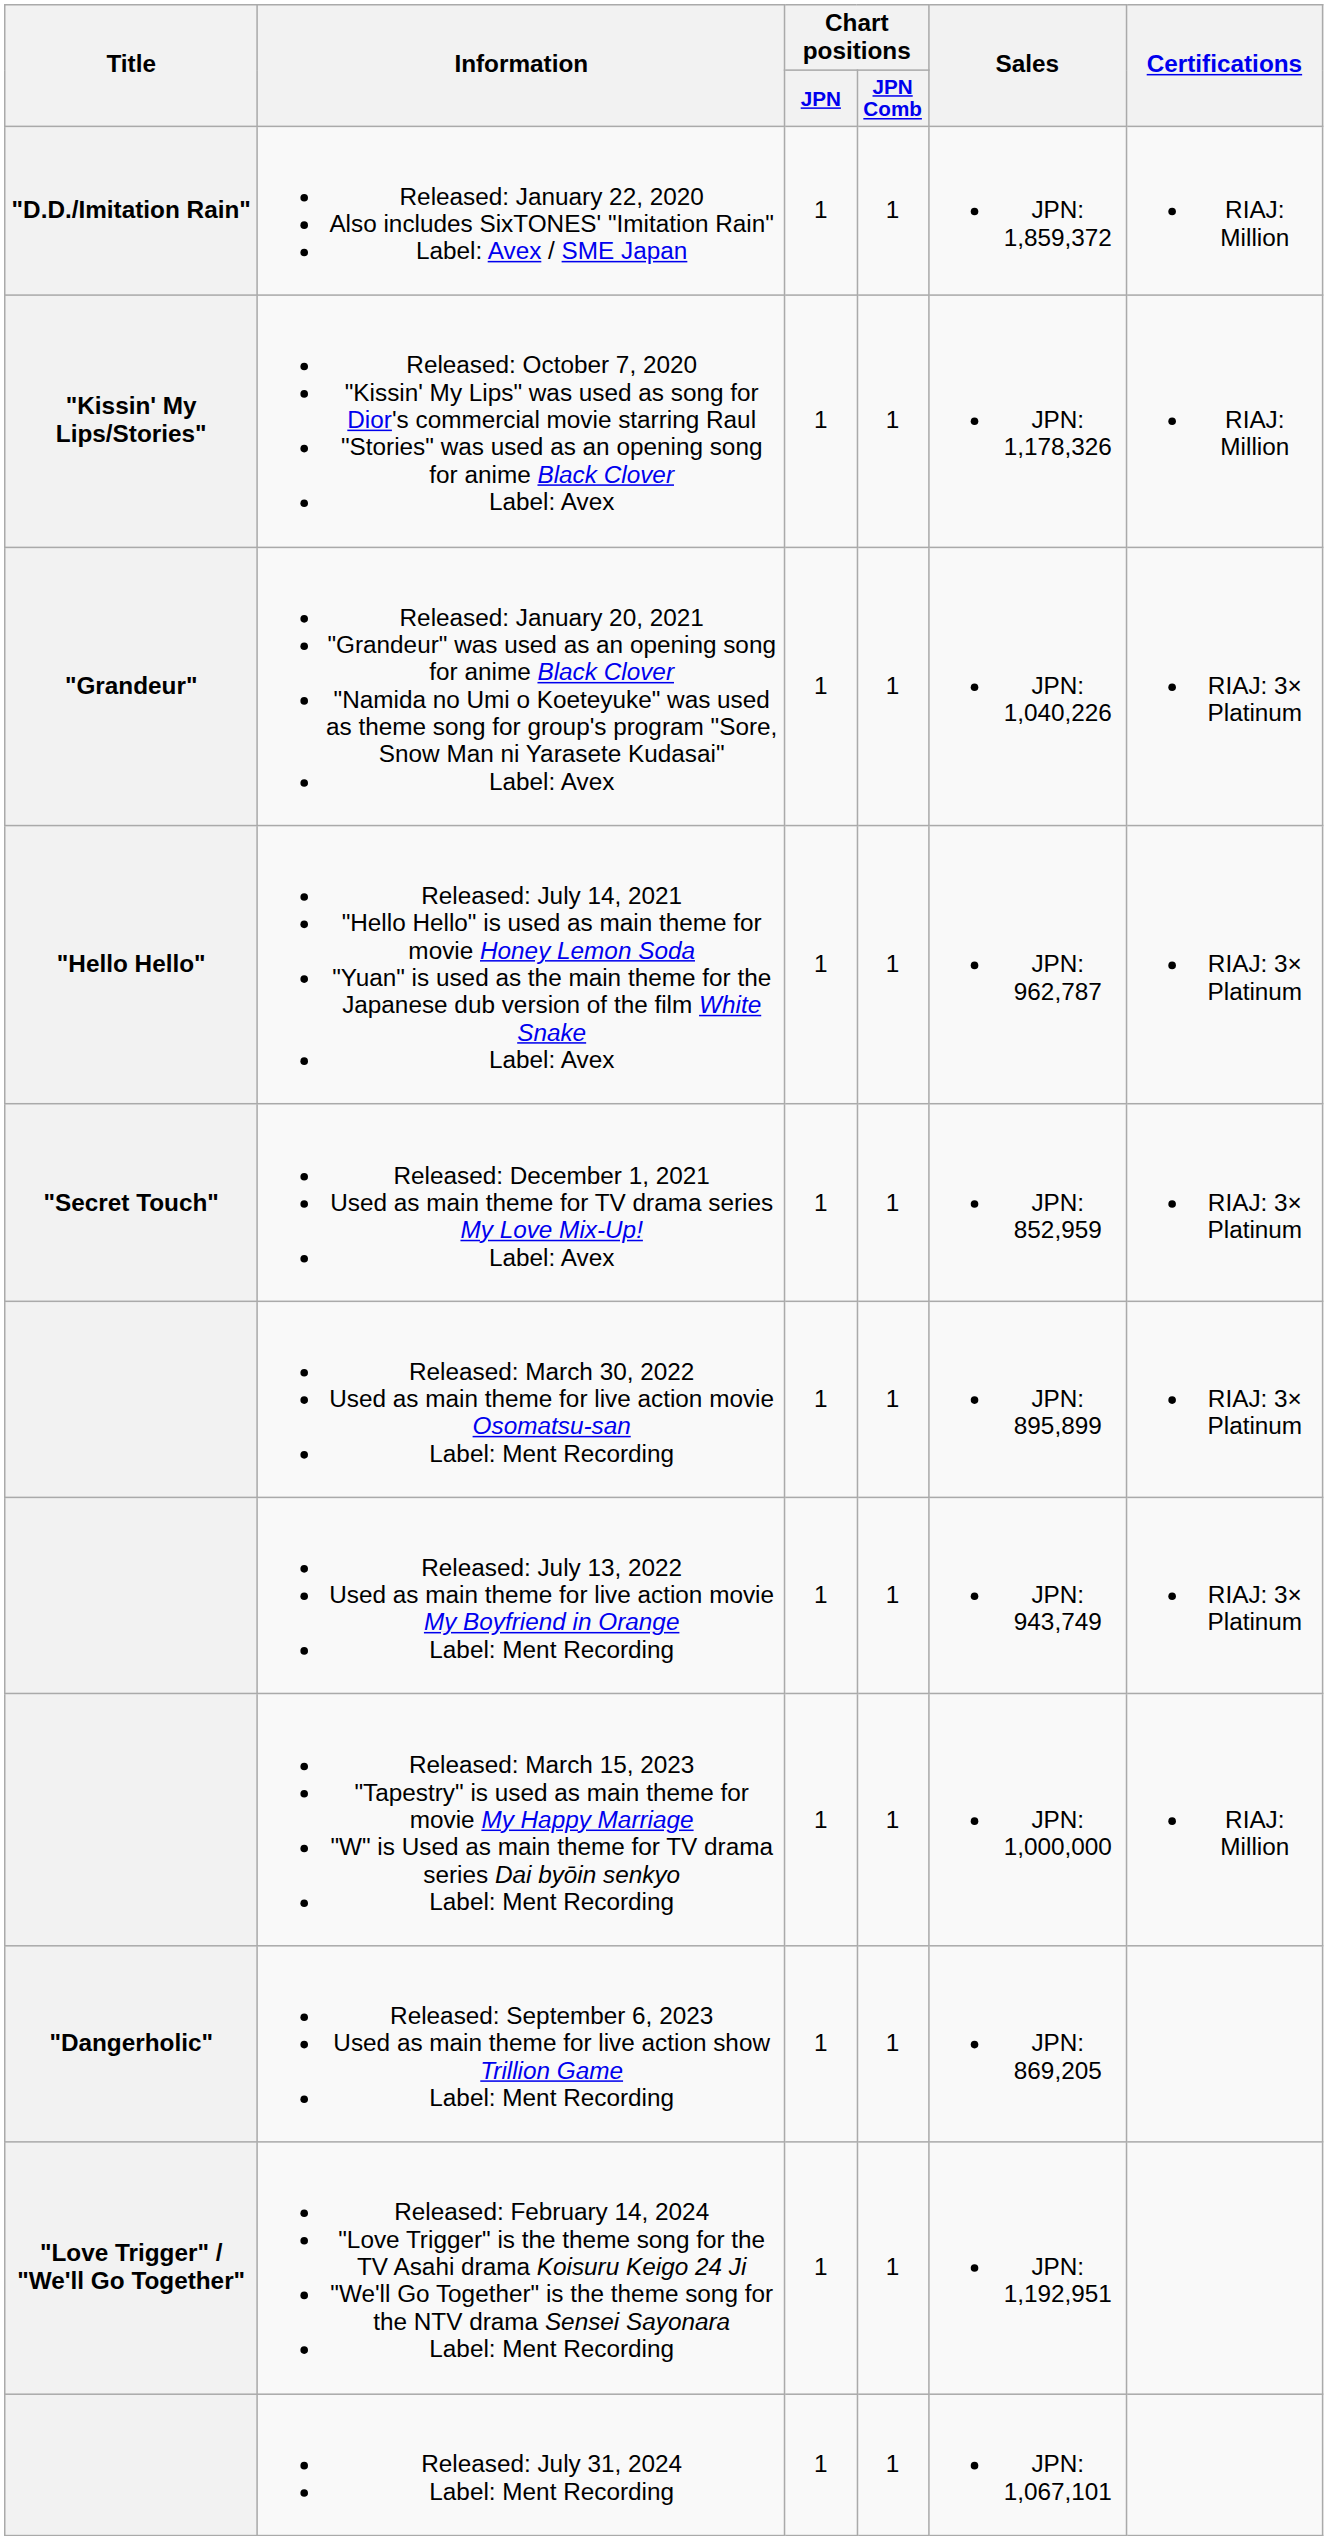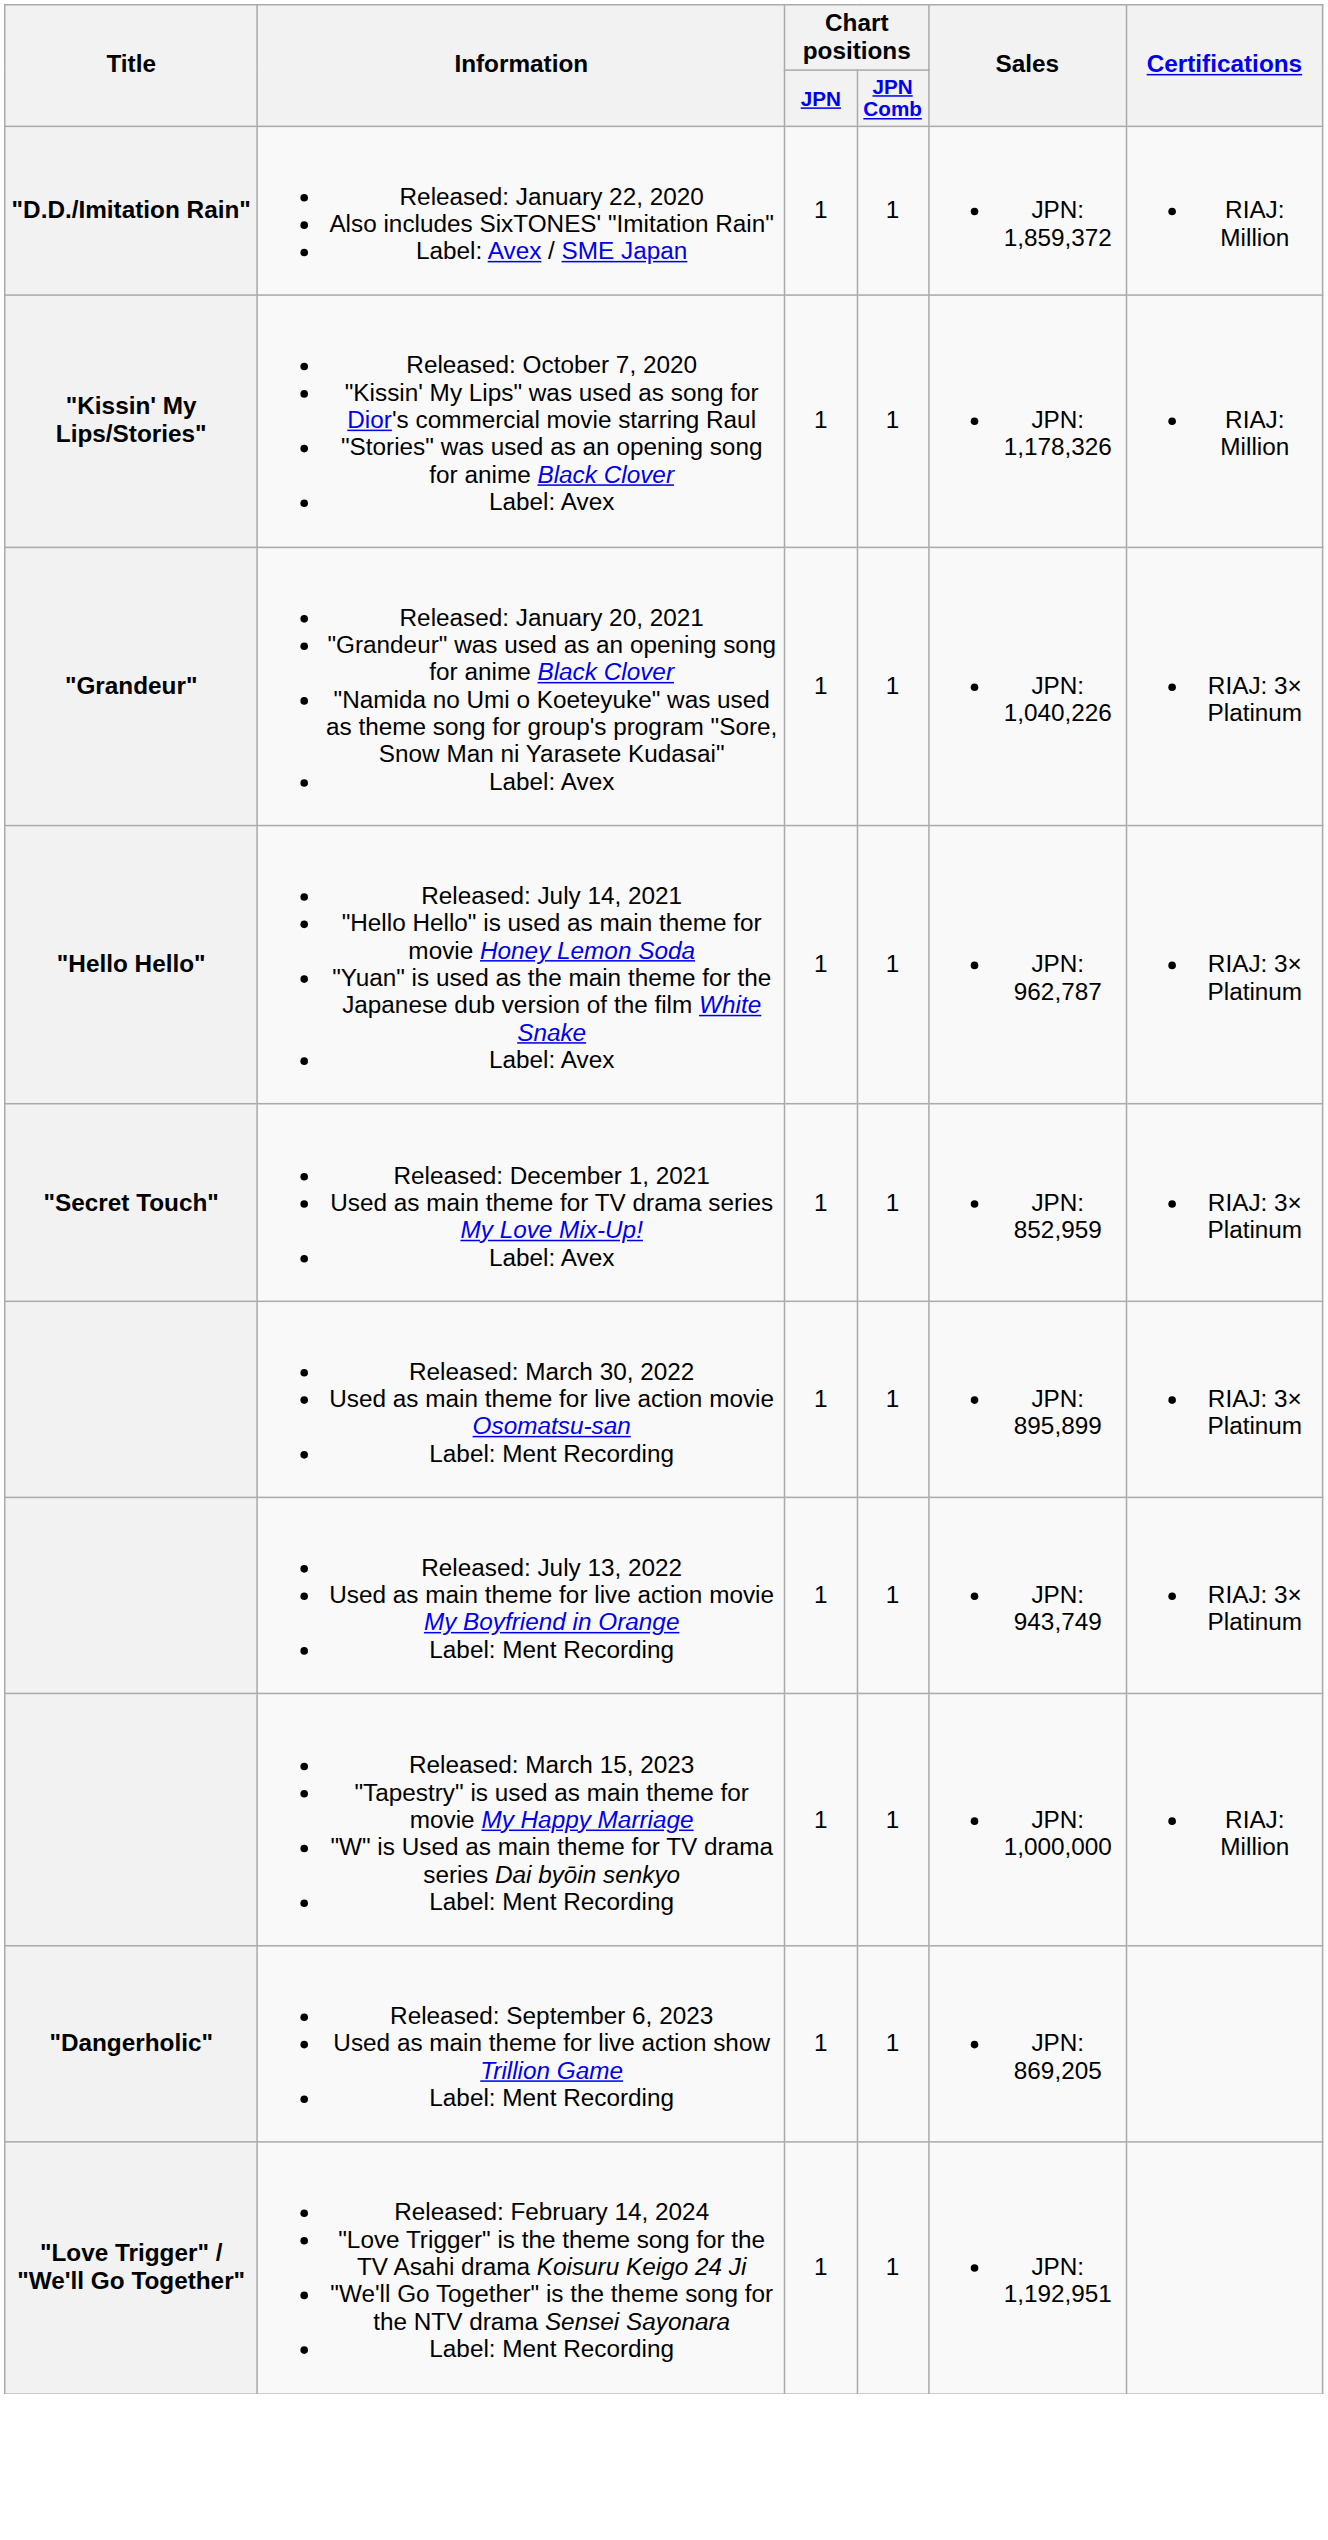- row: (521, 2478)
